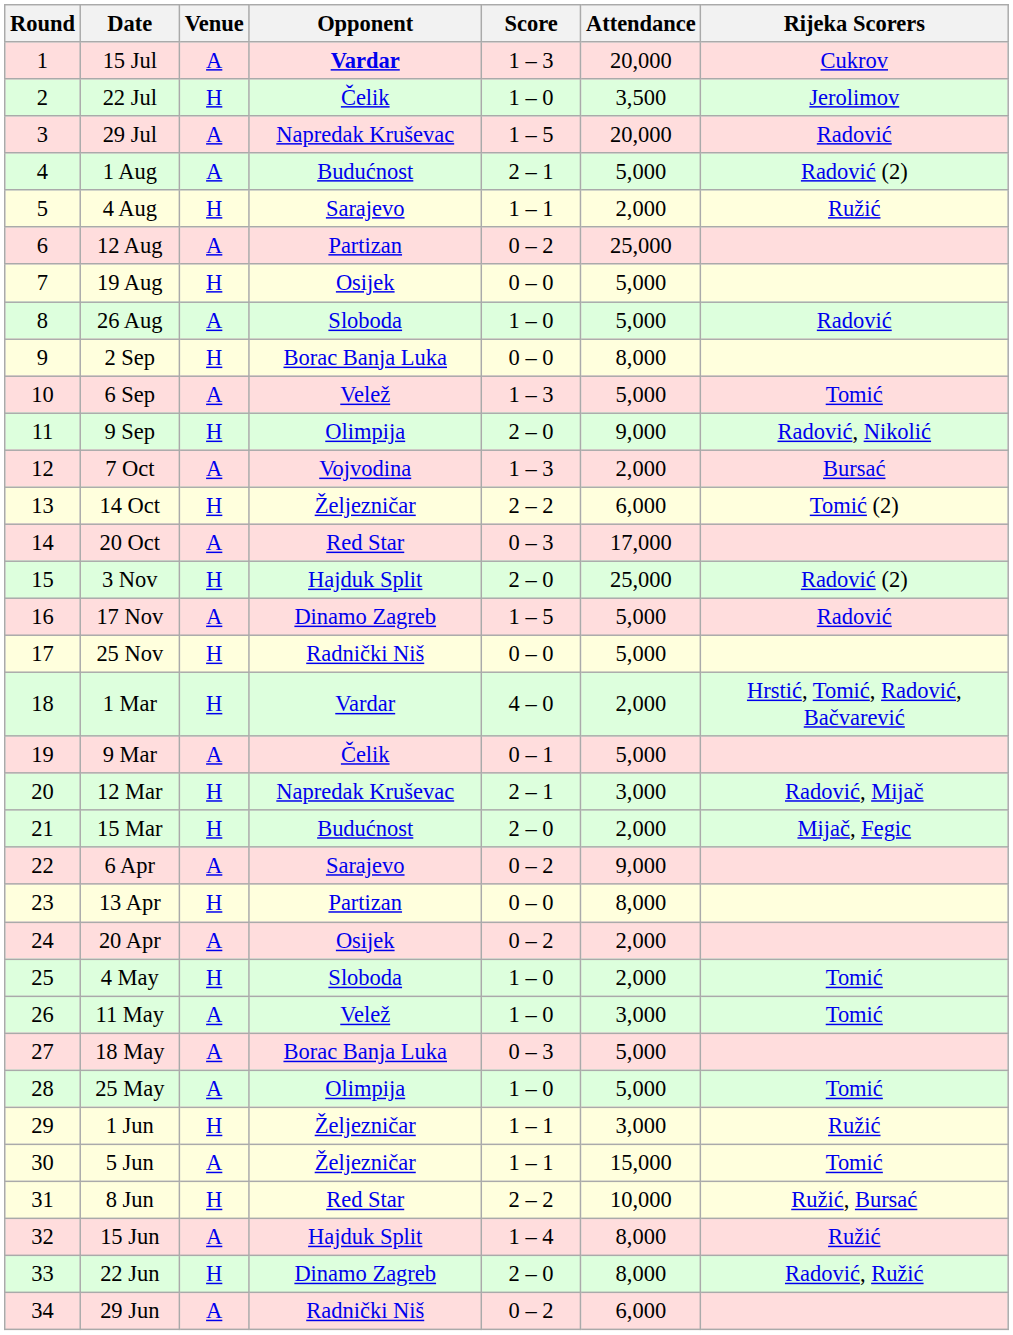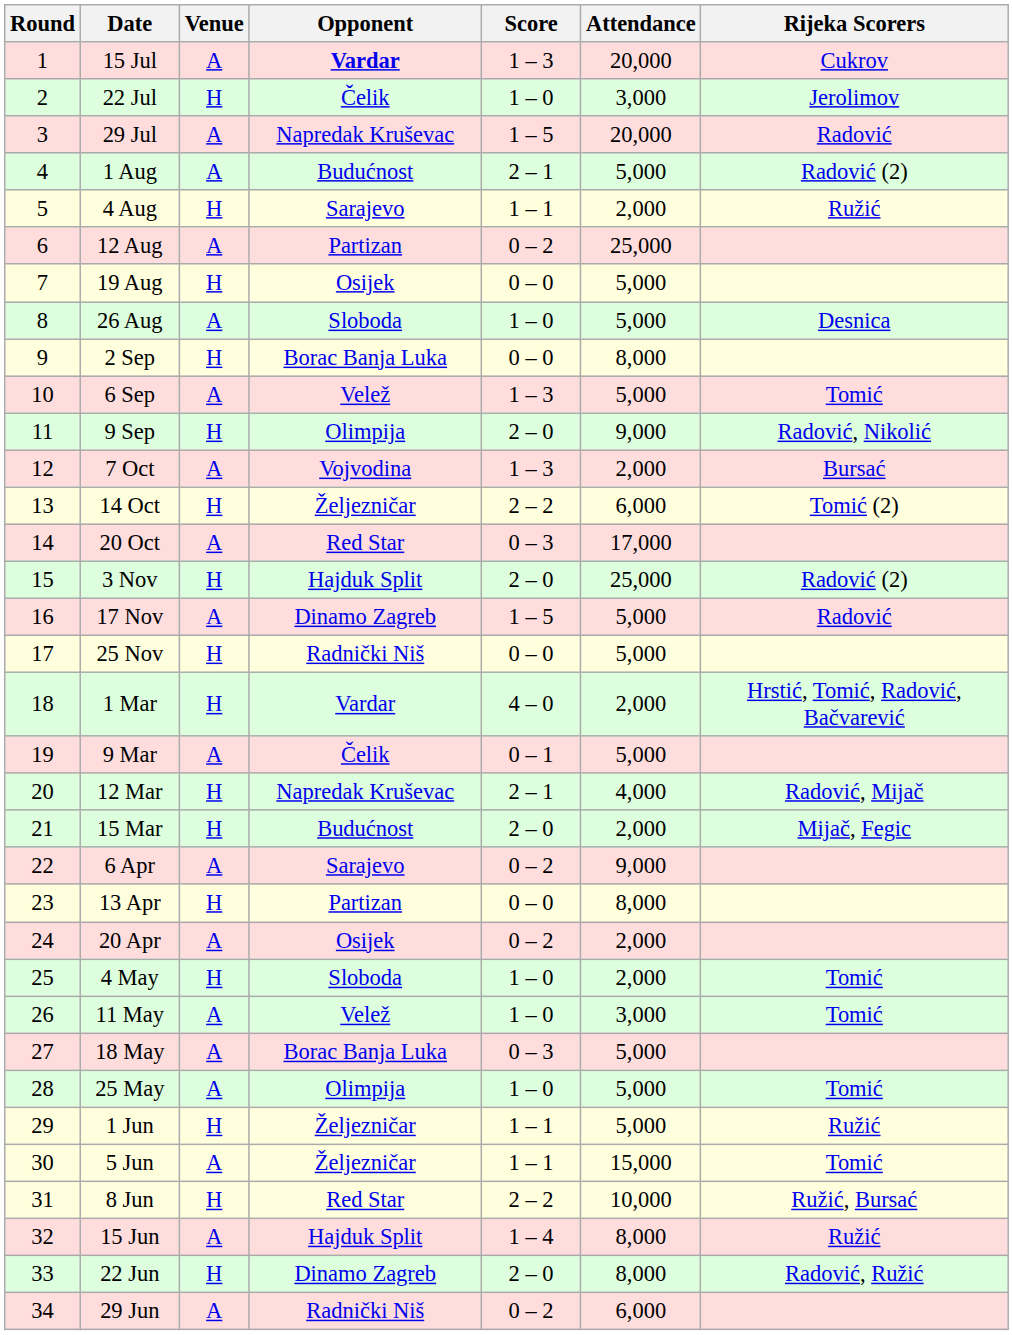(641, 97) 3,500 -> (641, 97) 3,000
(854, 319) Radović -> (854, 319) Desnica
(641, 791) 3,000 -> (641, 791) 4,000
(641, 1125) 3,000 -> (641, 1125) 5,000
